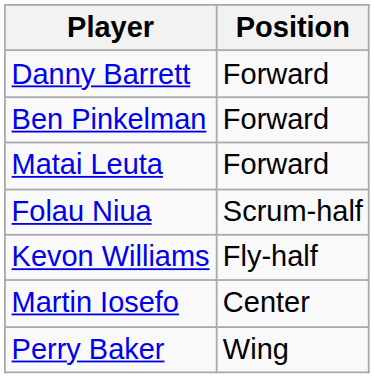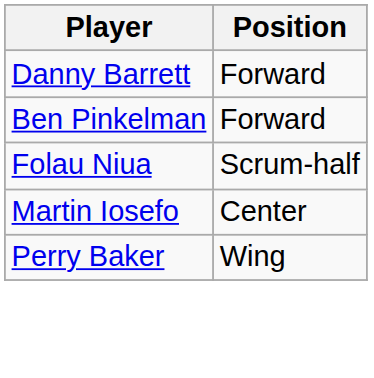- row: (87, 165)
- row: (111, 257)
